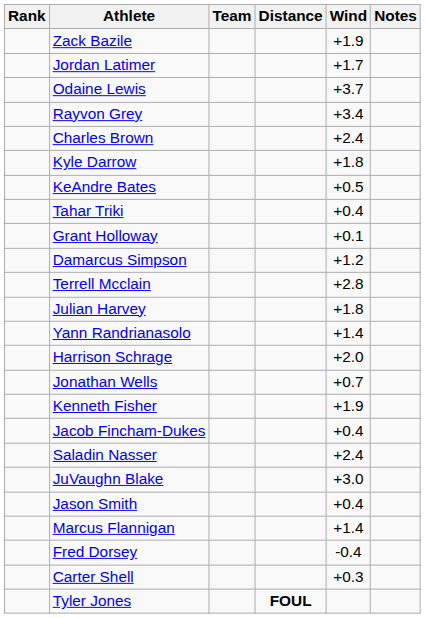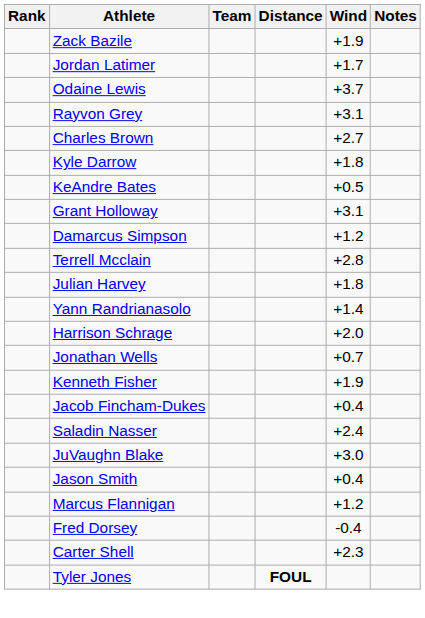(348, 114) +3.4 -> (348, 114) +3.1
(348, 138) +2.4 -> (348, 138) +2.7
- row: (88, 211)
(348, 235) +0.1 -> (348, 211) +3.1
(348, 528) +1.4 -> (348, 503) +1.2
(348, 576) +0.3 -> (348, 552) +2.3
